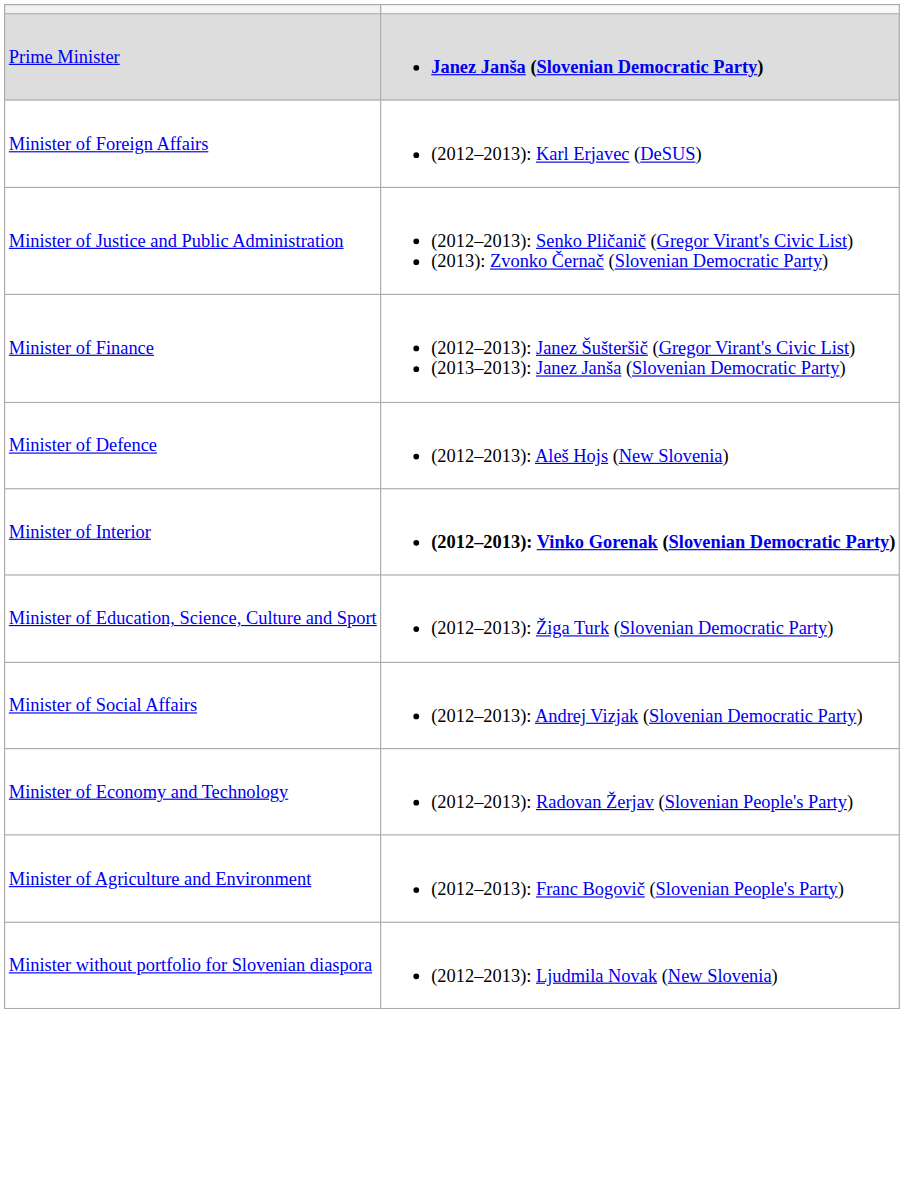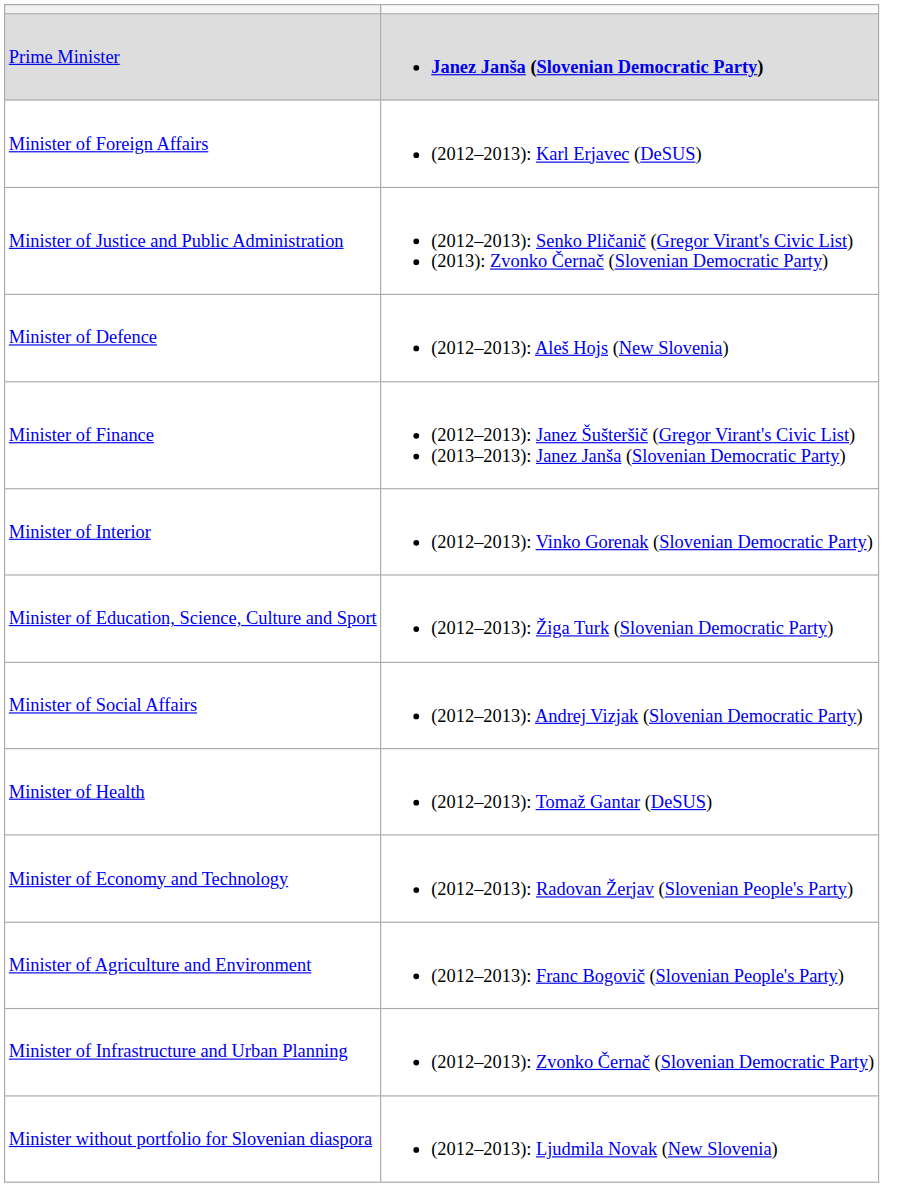rows swapped: (83, 445) <-> (81, 348)
(640, 542) bold -> (630, 542) normal
+ row: (77, 791)
+ row: (178, 1051)
